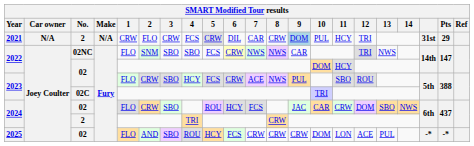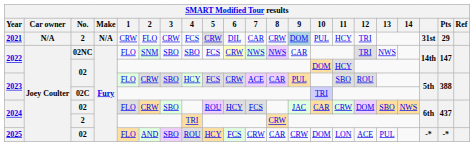(277, 79) NWS -> (277, 79) CAR
(277, 134) CRW -> (277, 134) CAR
